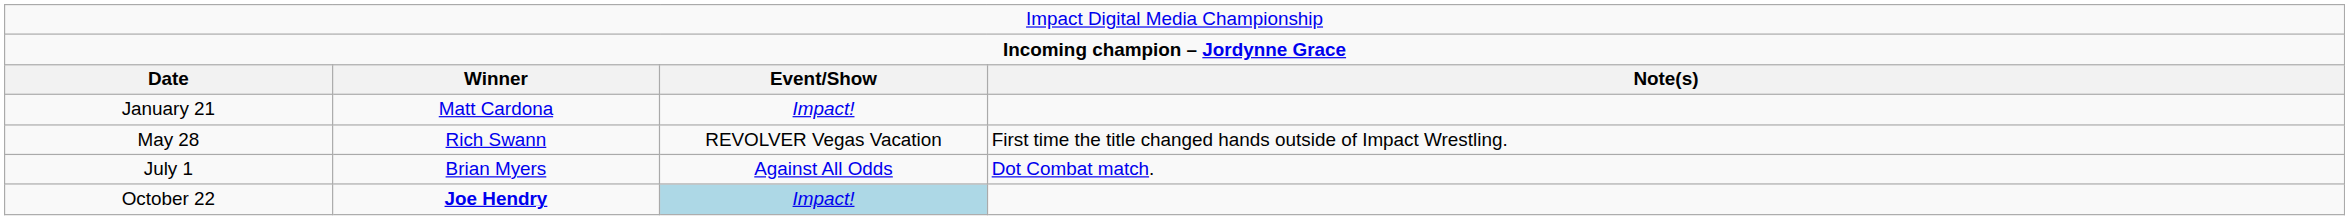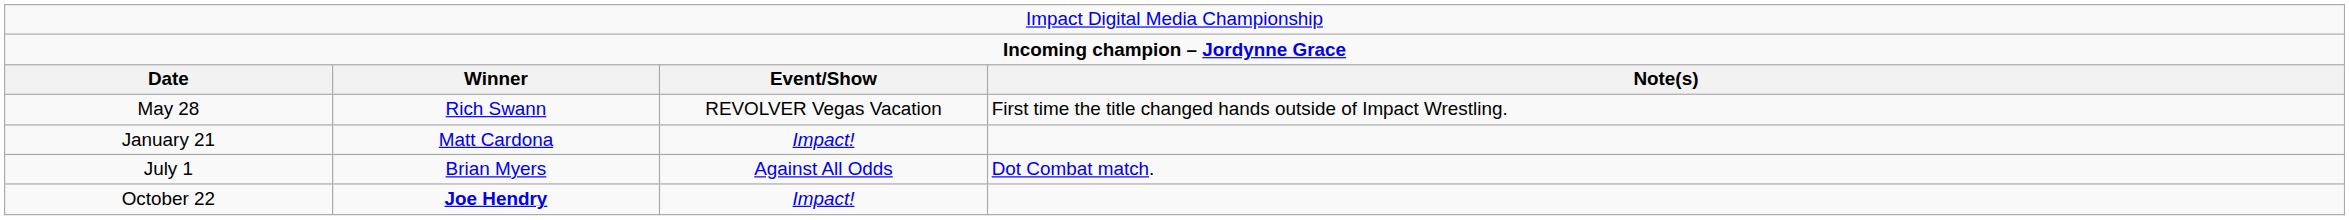rows swapped: (168, 109) <-> (168, 139)
(824, 199) lightblue background -> (824, 199) no background
